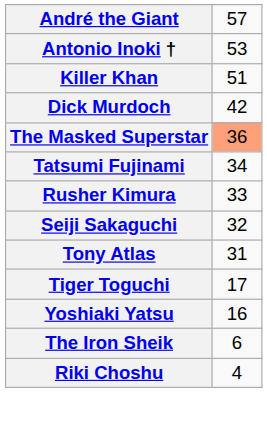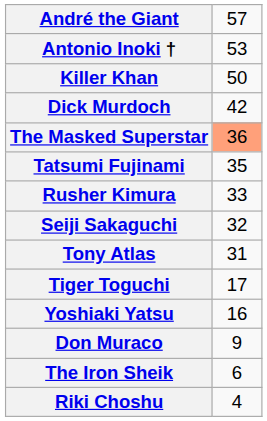(237, 78) 51 -> (237, 78) 50
(237, 166) 34 -> (237, 166) 35
+ row: (109, 343)
